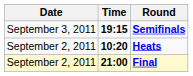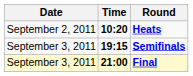rows swapped: (147, 46) <-> (159, 29)
(51, 63) September 2, 2011 -> (51, 63) September 3, 2011
